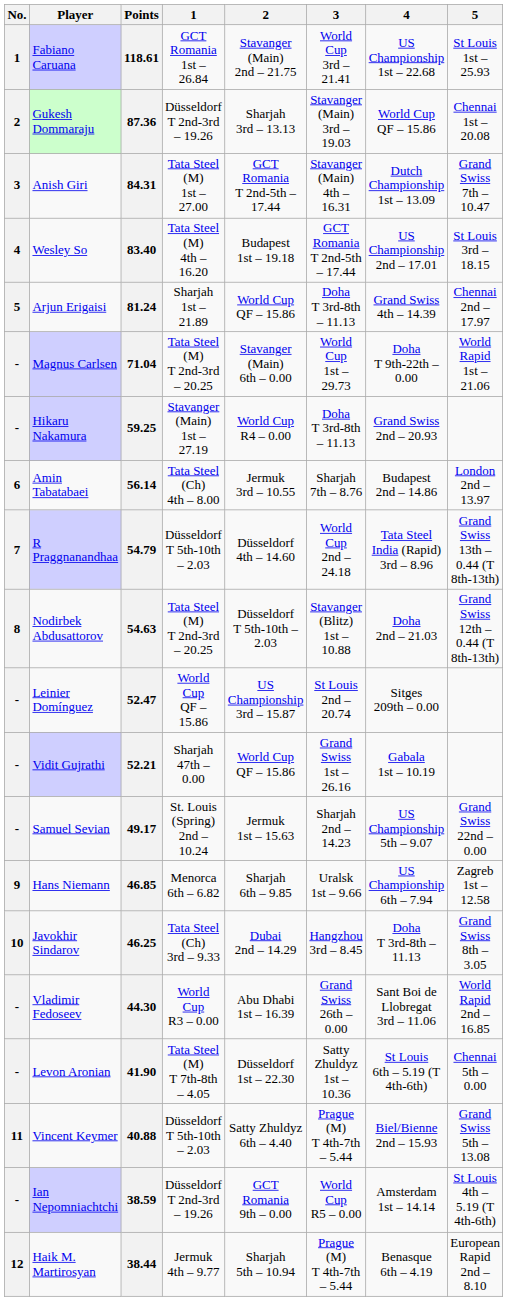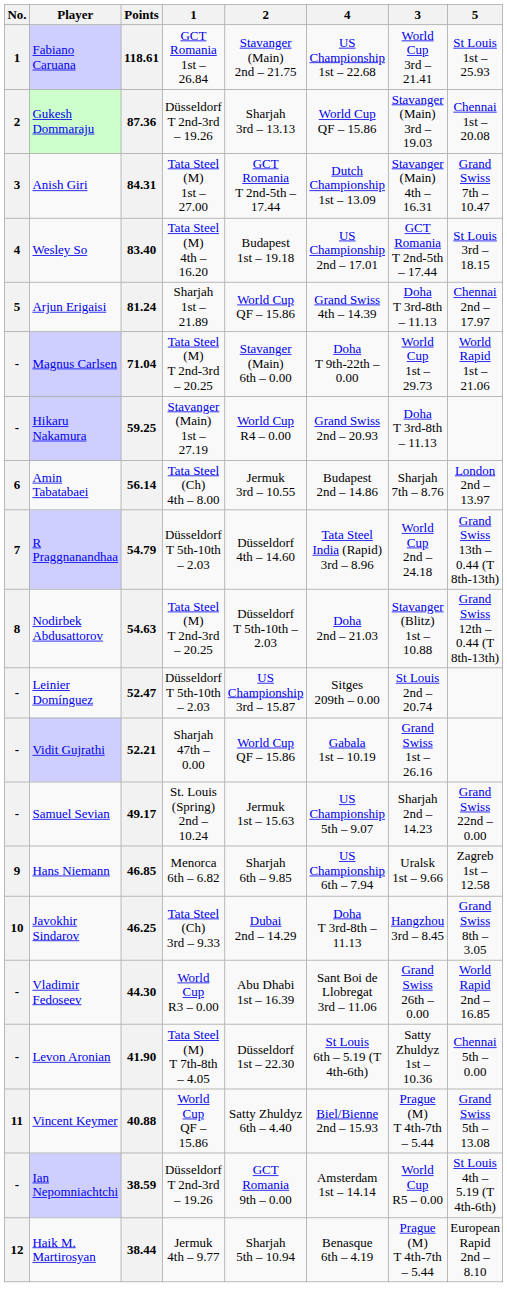columns swapped: (336, 14) <-> (406, 14)
(193, 700) World Cup QF – 15.86 -> (193, 692) Düsseldorf T 5th-10th – 2.03
(193, 1135) Düsseldorf T 5th-10th – 2.03 -> (193, 1121) World Cup QF – 15.86
